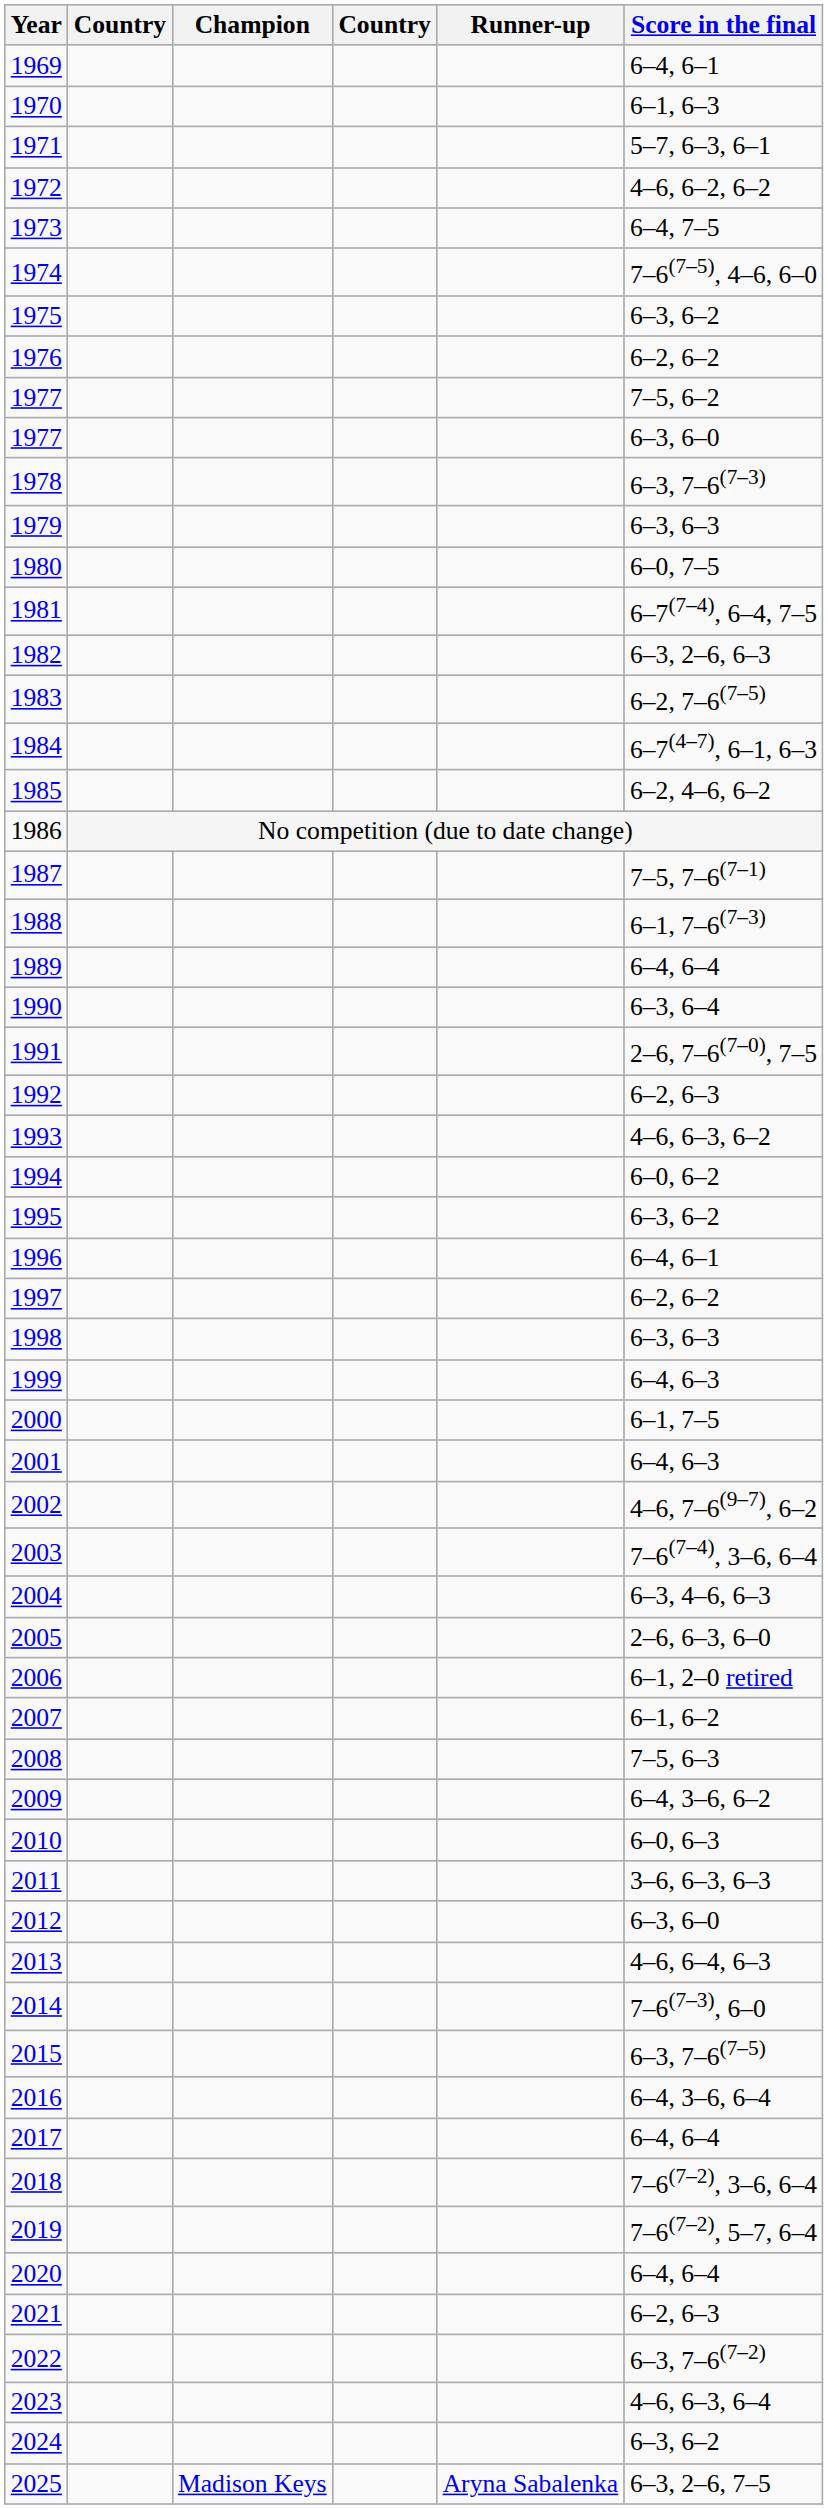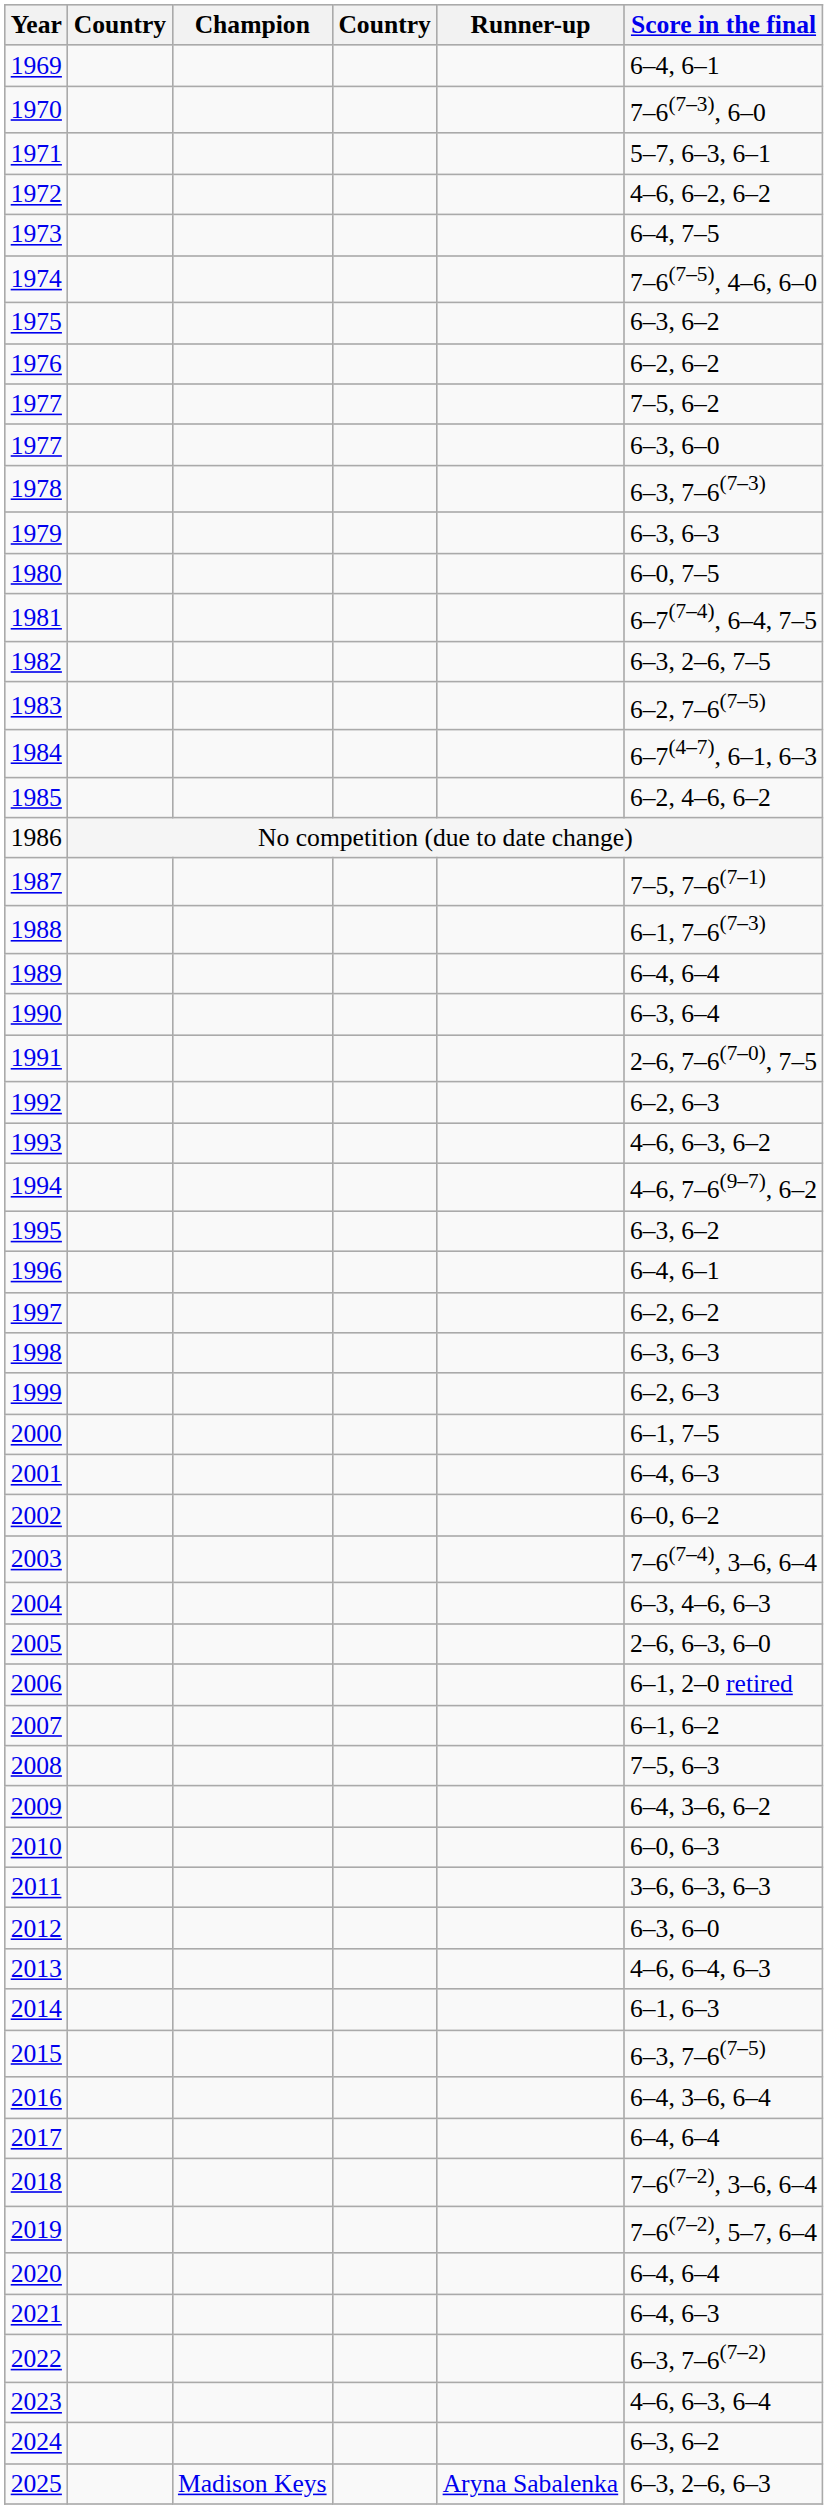(675, 106) 6–1, 6–3 -> (698, 109) 7–6(7–3), 6–0
(700, 654) 6–3, 2–6, 6–3 -> (700, 661) 6–3, 2–6, 7–5
(675, 1176) 6–0, 6–2 -> (724, 1186) 4–6, 7–6(9–7), 6–2
(675, 1379) 6–4, 6–3 -> (675, 1393) 6–2, 6–3
(724, 1504) 4–6, 7–6(9–7), 6–2 -> (675, 1515) 6–0, 6–2
(698, 2005) 7–6(7–3), 6–0 -> (675, 2009) 6–1, 6–3
(675, 2314) 6–2, 6–3 -> (675, 2314) 6–4, 6–3
(700, 2483) 6–3, 2–6, 7–5 -> (700, 2483) 6–3, 2–6, 6–3
